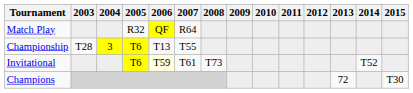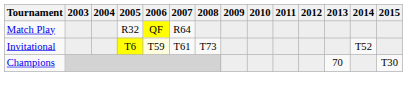- row: (38, 46)
(343, 79) 72 -> (337, 63) 70
